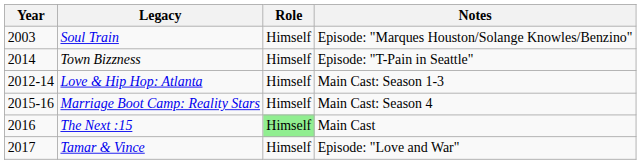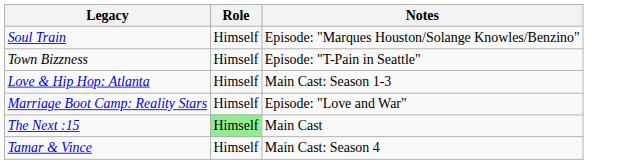- column: (31, 15)
(375, 103) Main Cast: Season 4 -> (336, 103) Episode: "Love and War"
(389, 147) Episode: "Love and War" -> (322, 147) Main Cast: Season 4
